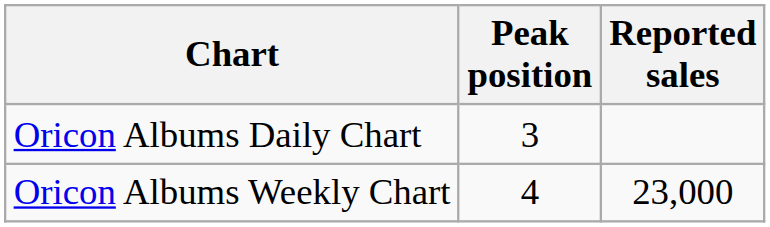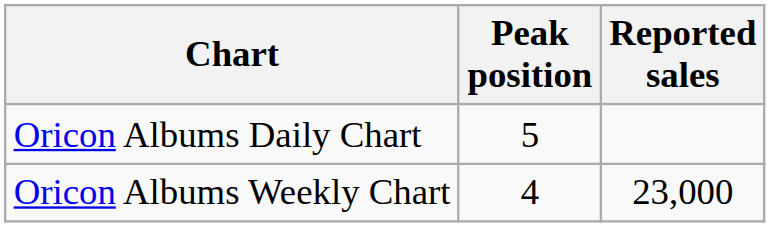(530, 133) 3 -> (530, 133) 5
